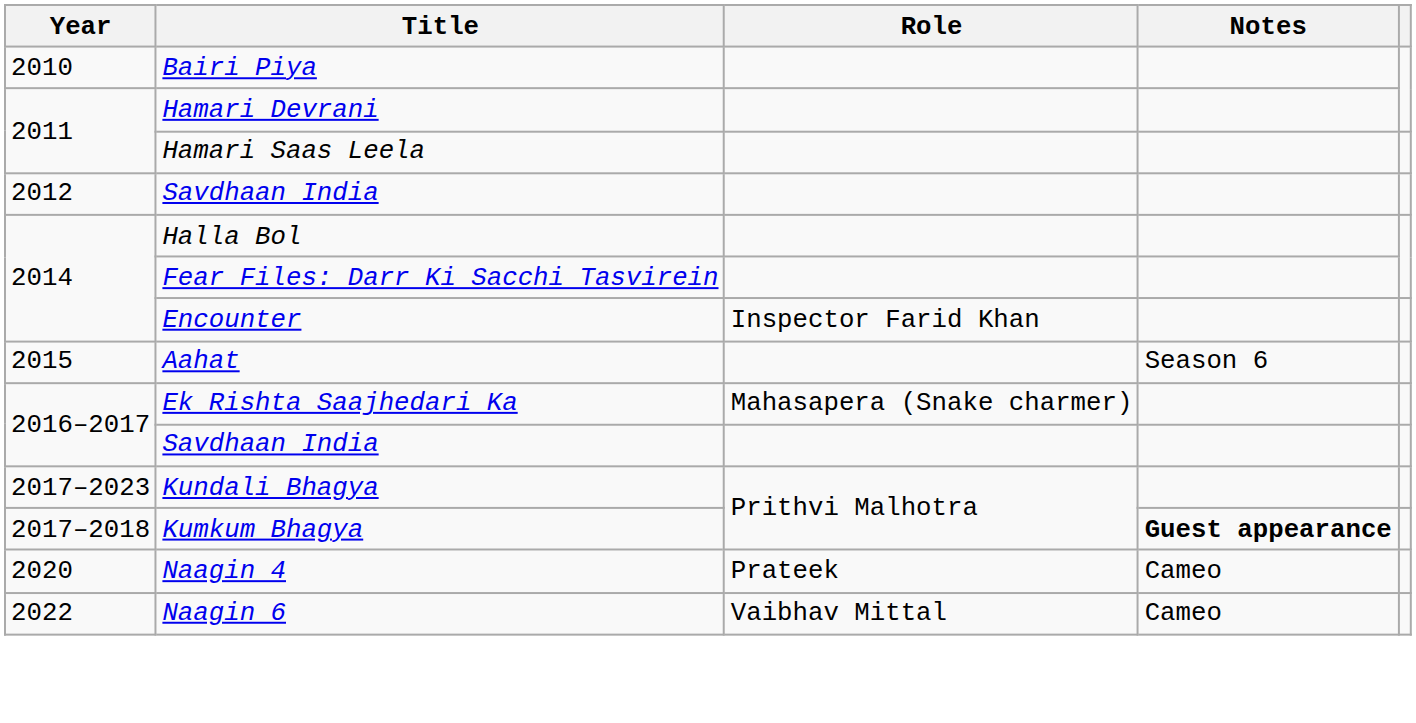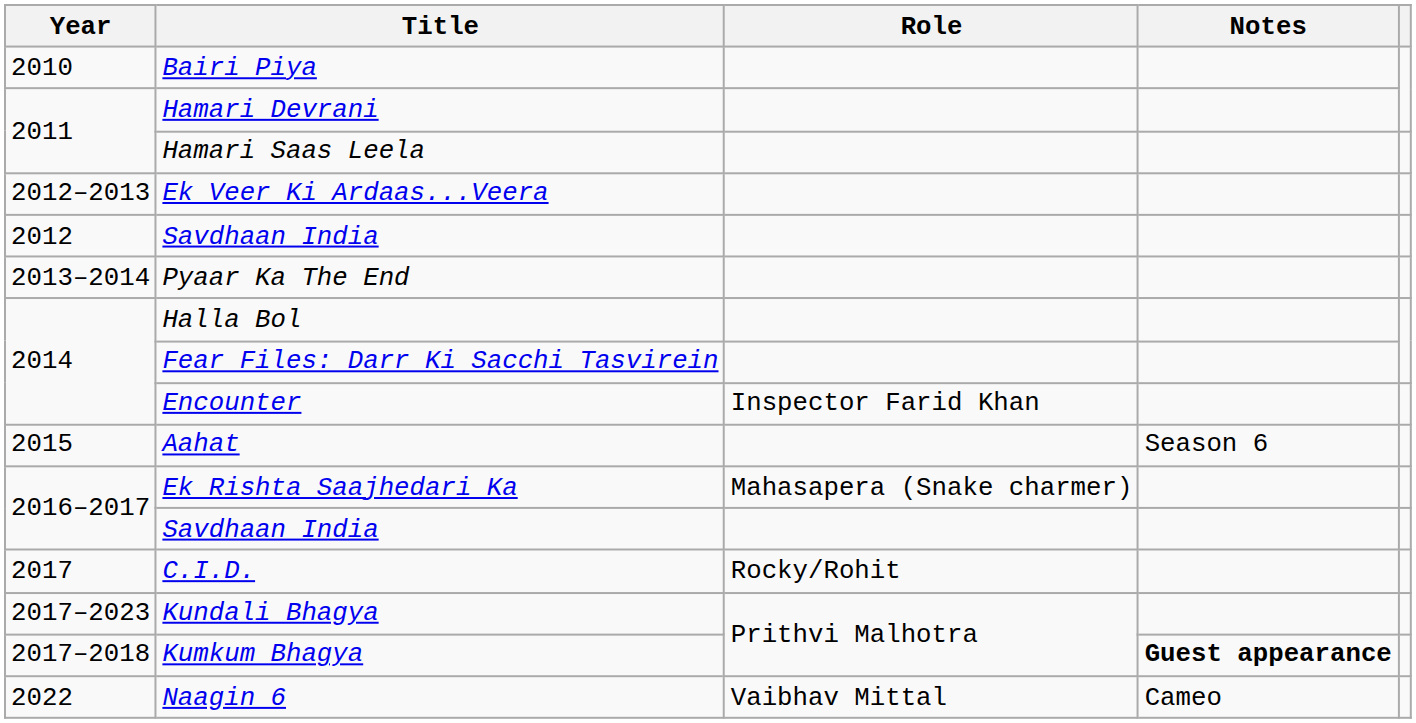+ row: (81, 194)
+ row: (81, 278)
+ row: (42, 571)
- row: (42, 571)
